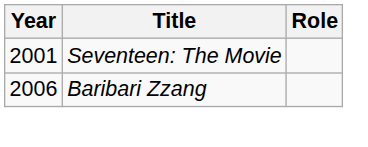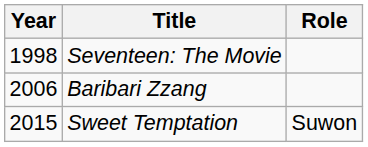(33, 55) 2001 -> (33, 55) 1998
+ row: (153, 123)
